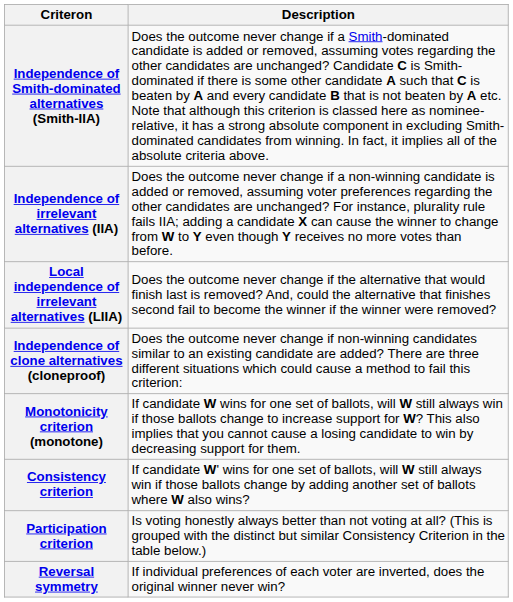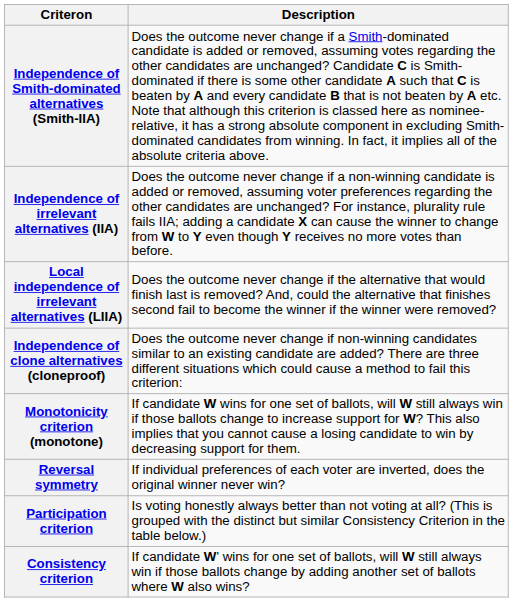rows swapped: (66, 485) <-> (66, 579)
